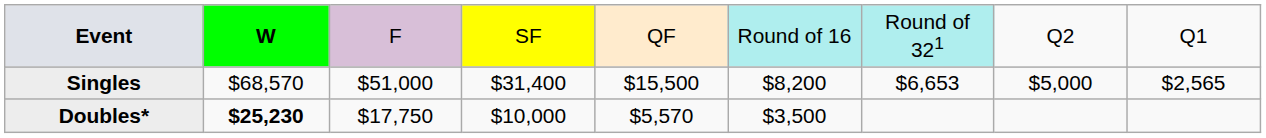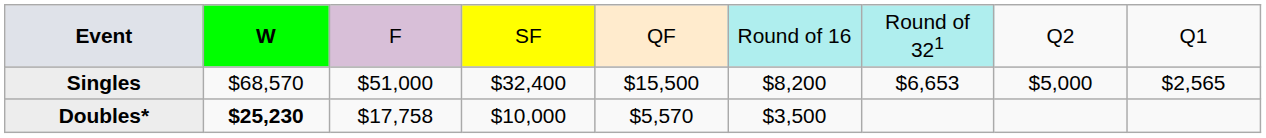(528, 83) $31,400 -> (528, 83) $32,400
(395, 116) $17,750 -> (395, 116) $17,758
